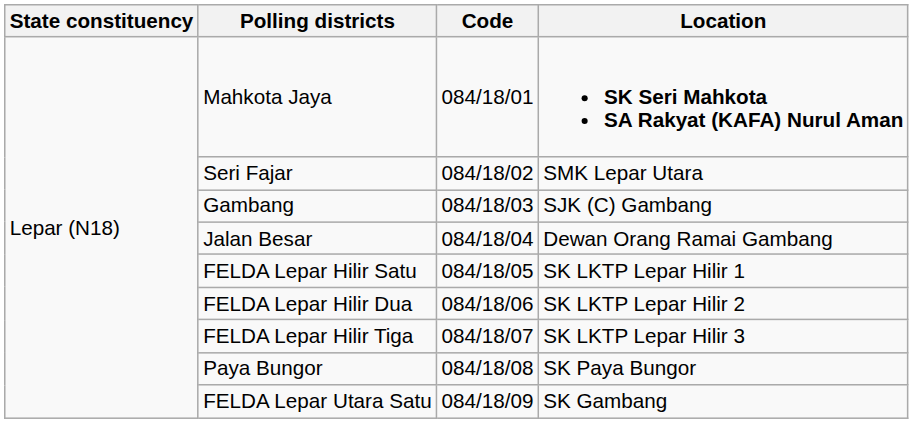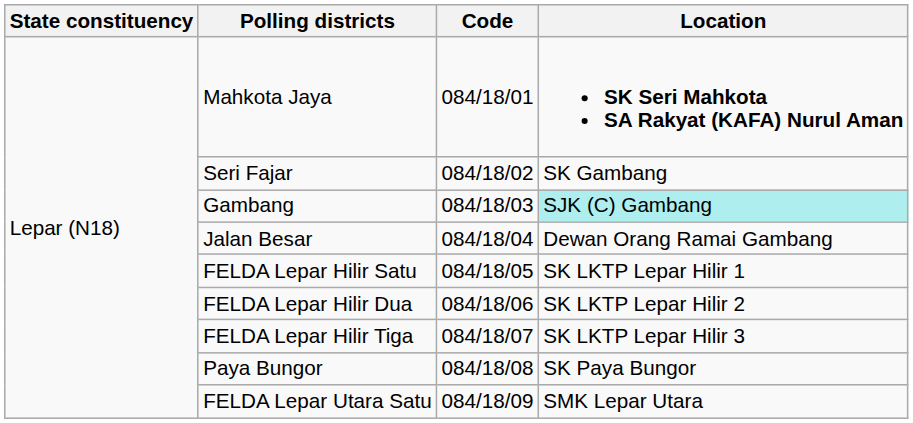(623, 173) SMK Lepar Utara -> (605, 173) SK Gambang
(628, 205) no background -> (628, 205) paleturquoise background
(605, 401) SK Gambang -> (623, 401) SMK Lepar Utara
